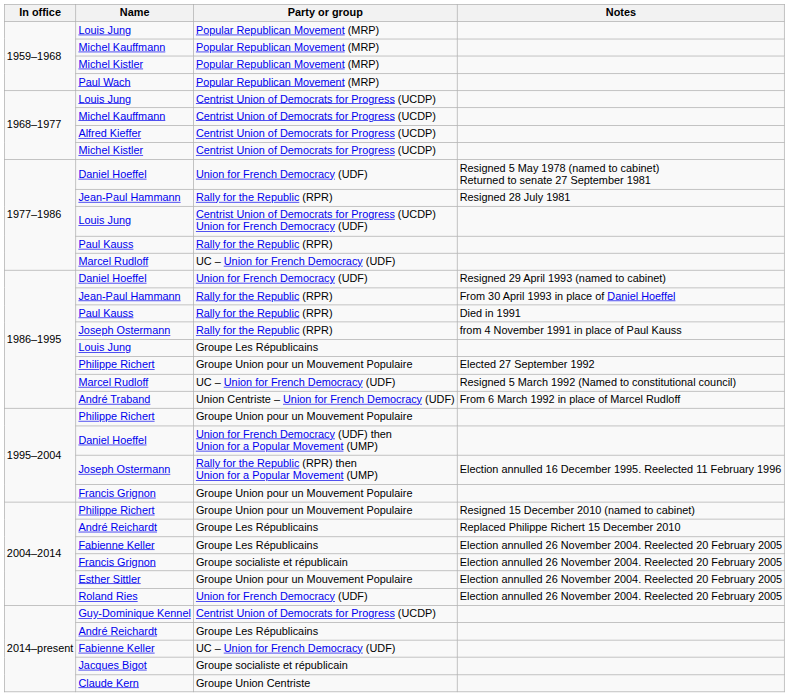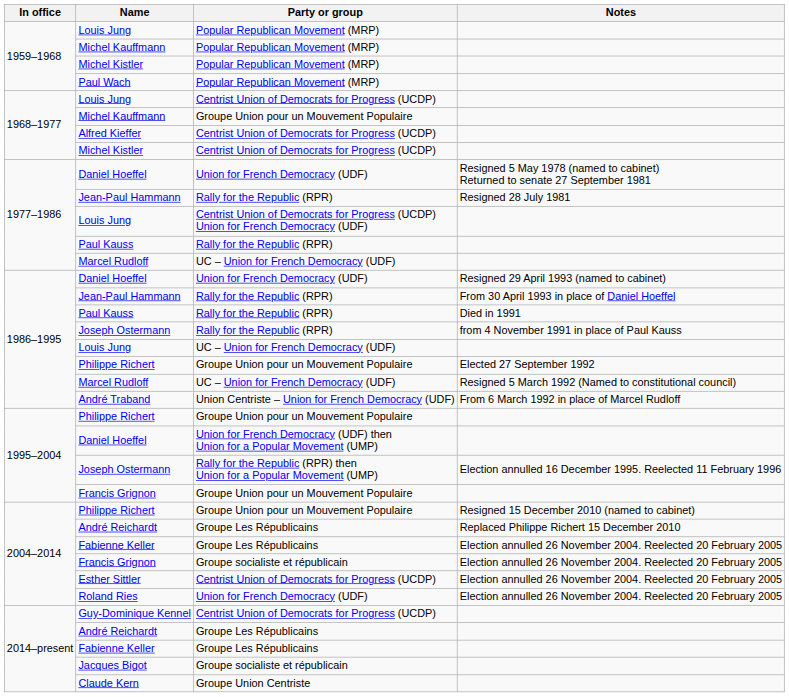(316, 116) Centrist Union of Democrats for Progress (UCDP) -> (304, 116) Groupe Union pour un Mouvement Populaire
(257, 348) Groupe Les Républicains -> (296, 348) UC – Union for French Democracy (UDF)
(304, 579) Groupe Union pour un Mouvement Populaire -> (316, 579) Centrist Union of Democrats for Progress (UCDP)
(296, 648) UC – Union for French Democracy (UDF) -> (257, 648) Groupe Les Républicains
